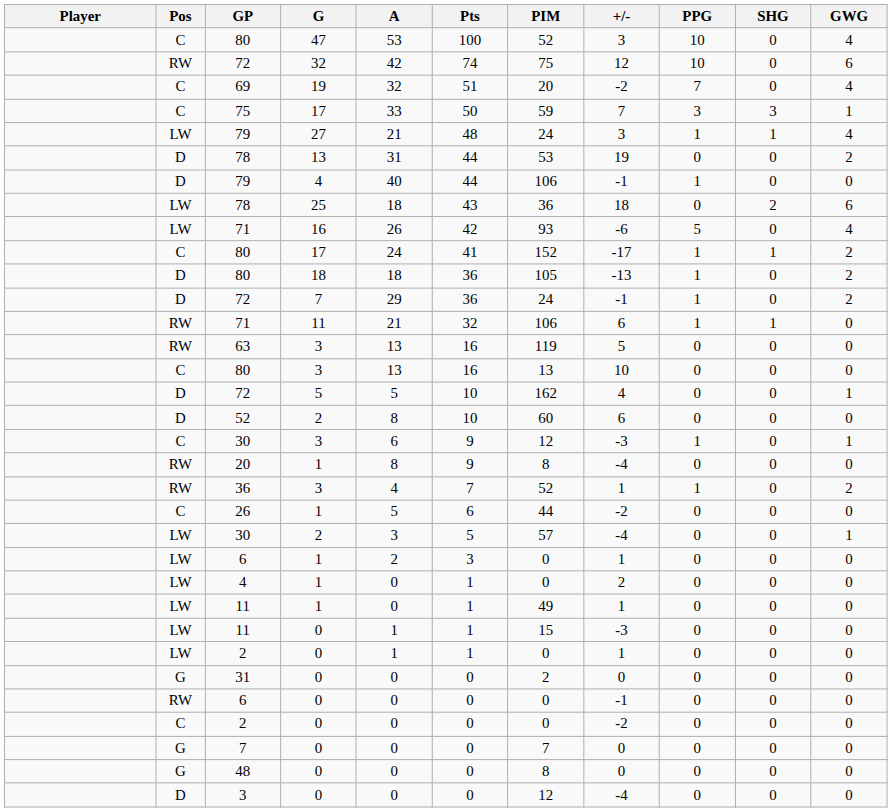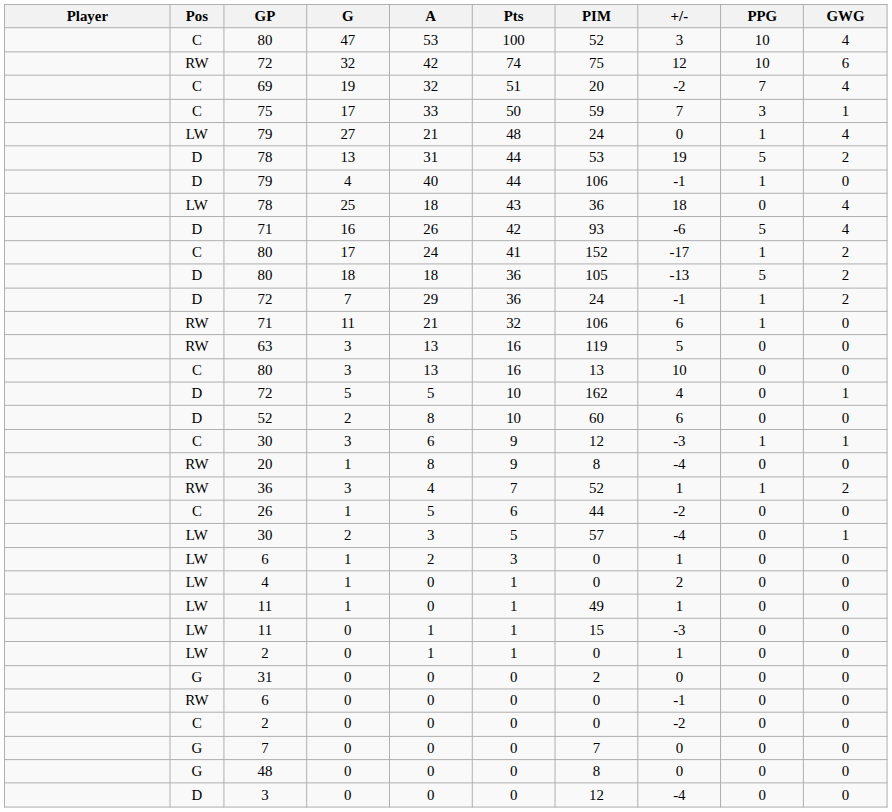- column: (773, 16)
(621, 134) 3 -> (679, 134) 0
(697, 157) 0 -> (762, 157) 5
(849, 205) 6 -> (846, 205) 4
(180, 228) LW -> (197, 228) D
(697, 275) 1 -> (762, 275) 5
